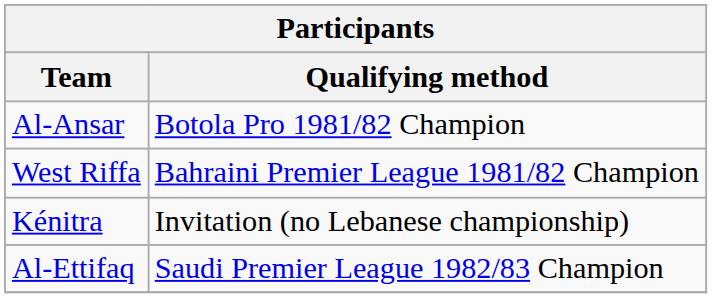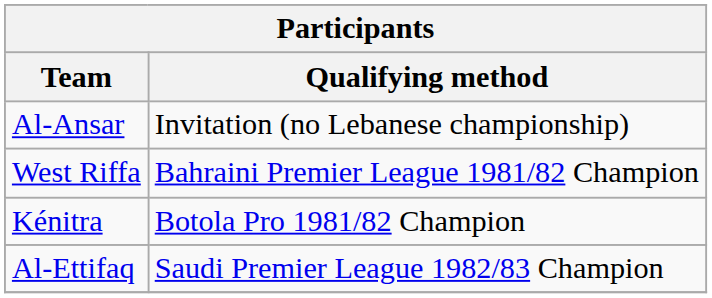(340, 124) Botola Pro 1981/82 Champion -> (392, 124) Invitation (no Lebanese championship)
(392, 220) Invitation (no Lebanese championship) -> (340, 220) Botola Pro 1981/82 Champion
